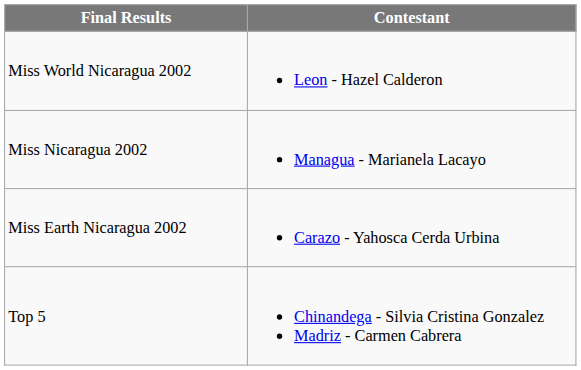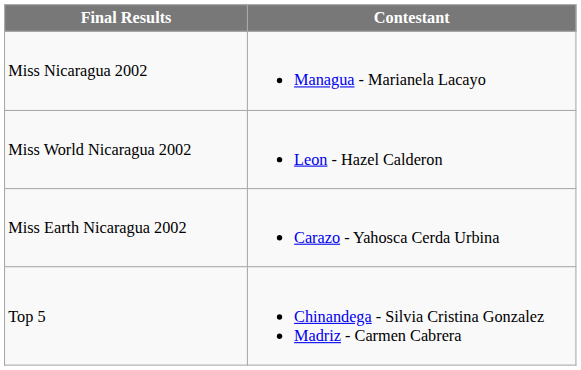rows swapped: (78, 149) <-> (100, 70)
